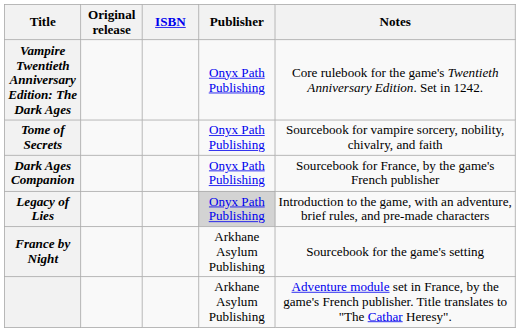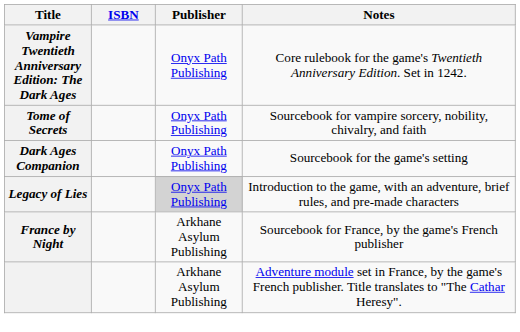- column: (112, 22)
(395, 173) Sourcebook for France, by the game's French publisher -> (379, 158) Sourcebook for the game's setting
(395, 251) Sourcebook for the game's setting -> (379, 237) Sourcebook for France, by the game's French publisher
